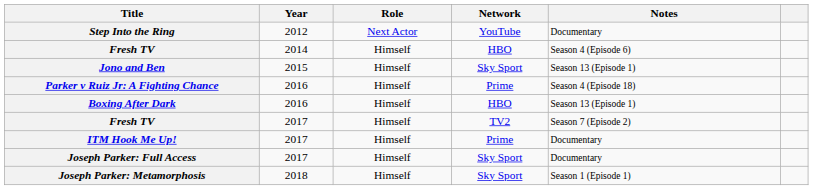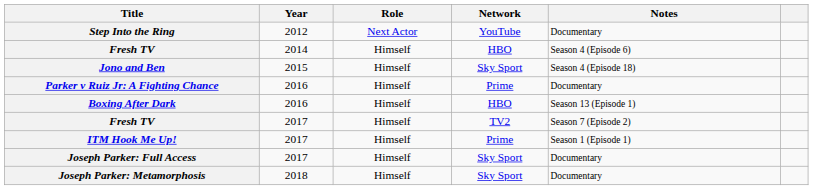(593, 68) Season 13 (Episode 1) -> (593, 68) Season 4 (Episode 18)
(593, 86) Season 4 (Episode 18) -> (576, 86) Documentary
(576, 140) Documentary -> (591, 140) Season 1 (Episode 1)
(591, 176) Season 1 (Episode 1) -> (576, 176) Documentary
